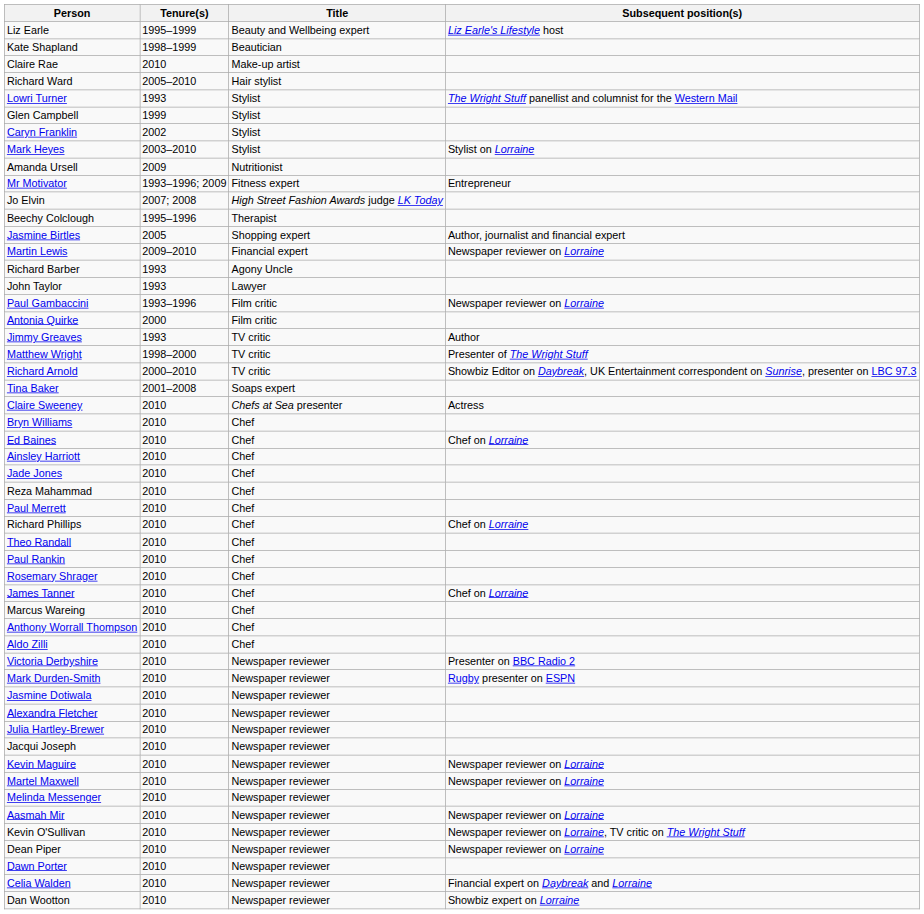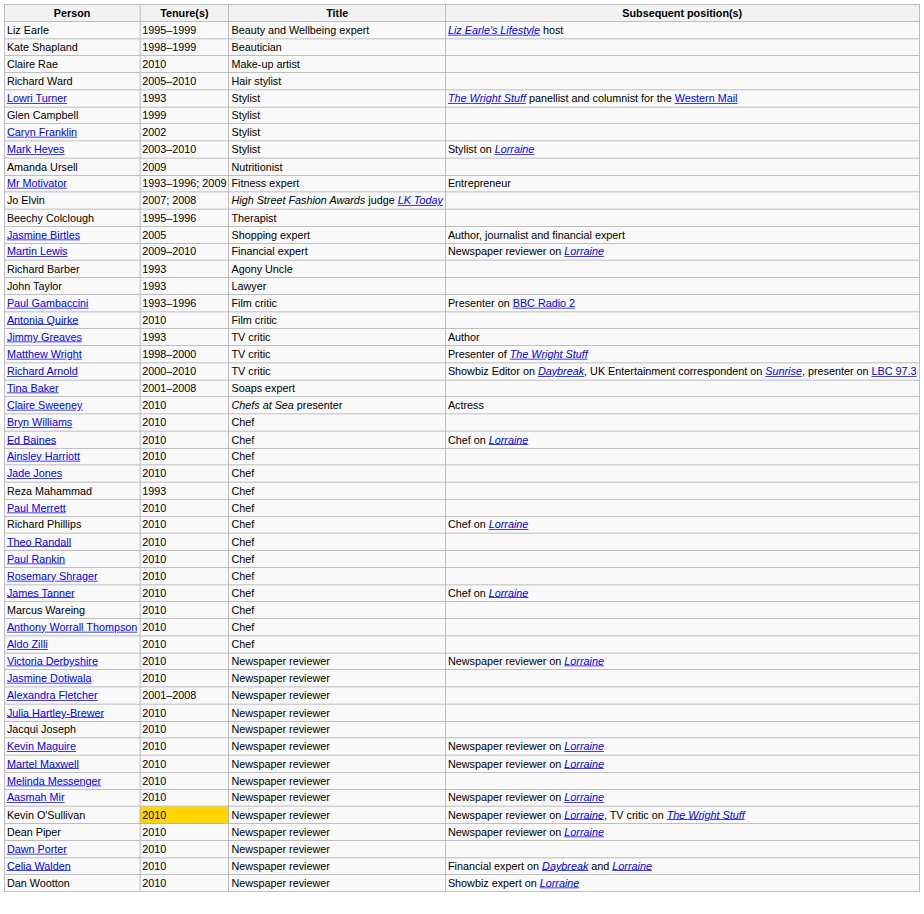(526, 303) Newspaper reviewer on Lorraine -> (512, 303) Presenter on BBC Radio 2
(154, 320) 2000 -> (154, 320) 2010
(154, 491) 2010 -> (154, 491) 1993
(512, 662) Presenter on BBC Radio 2 -> (526, 662) Newspaper reviewer on Lorraine
- row: (54, 679)
(154, 713) 2010 -> (169, 696) 2001–2008
(154, 832) no background -> (154, 815) gold background
